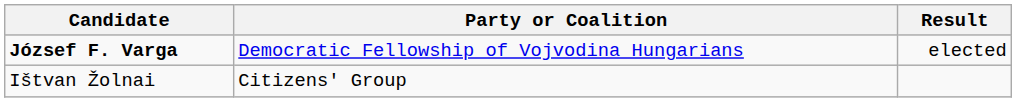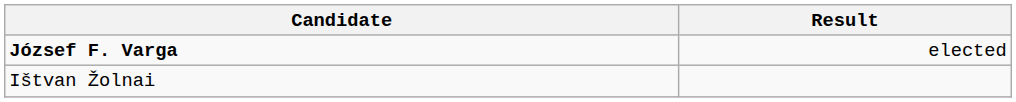- column: (566, 20)
